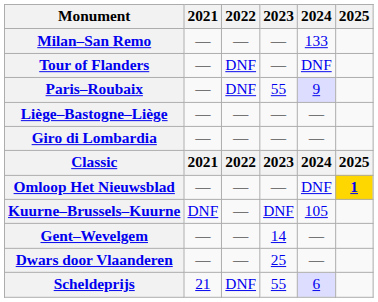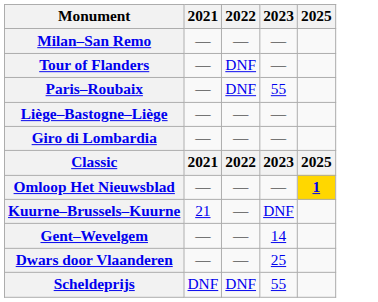- column: (316, 16)
(203, 211) DNF -> (203, 211) 21
(203, 284) 21 -> (203, 284) DNF
